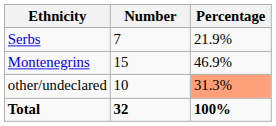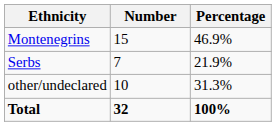rows swapped: (49, 62) <-> (24, 39)
(213, 86) lightsalmon background -> (213, 86) no background
